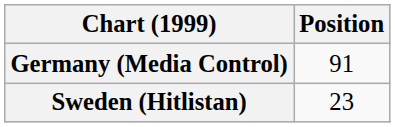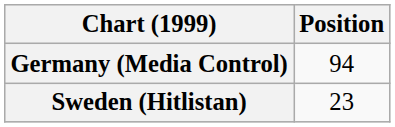(342, 63) 91 -> (342, 63) 94
